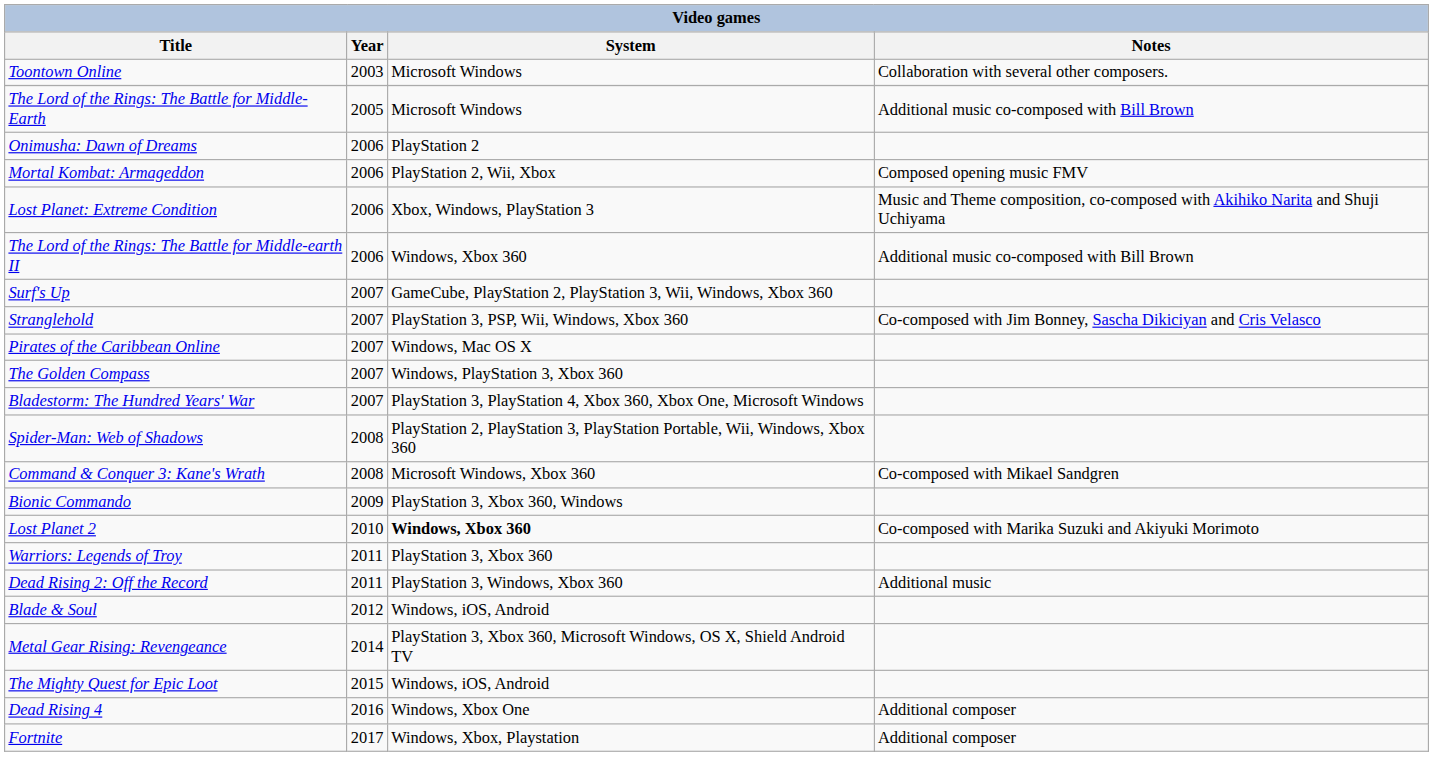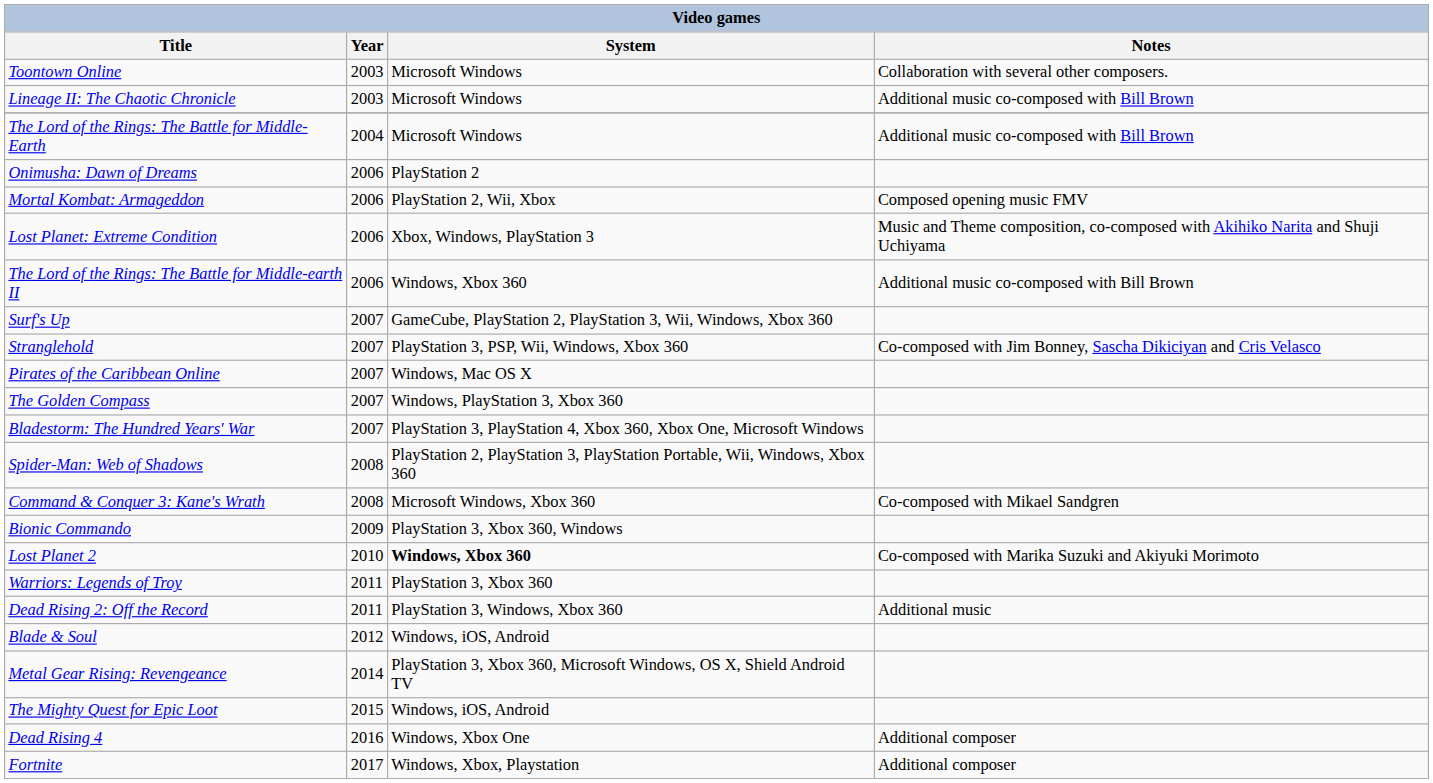+ row: (122, 99)
(367, 109) 2005 -> (367, 136) 2004
